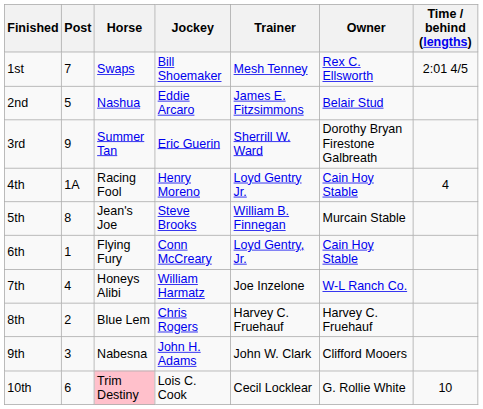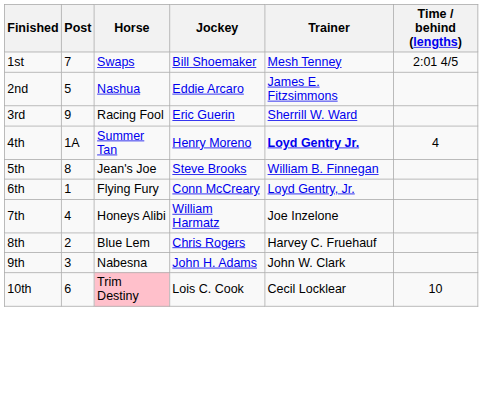- column: (366, 28)
(121, 143) Summer Tan -> (130, 115) Racing Fool
(117, 184) Racing Fool -> (121, 142) Summer Tan
(268, 184) normal -> (313, 142) bold
